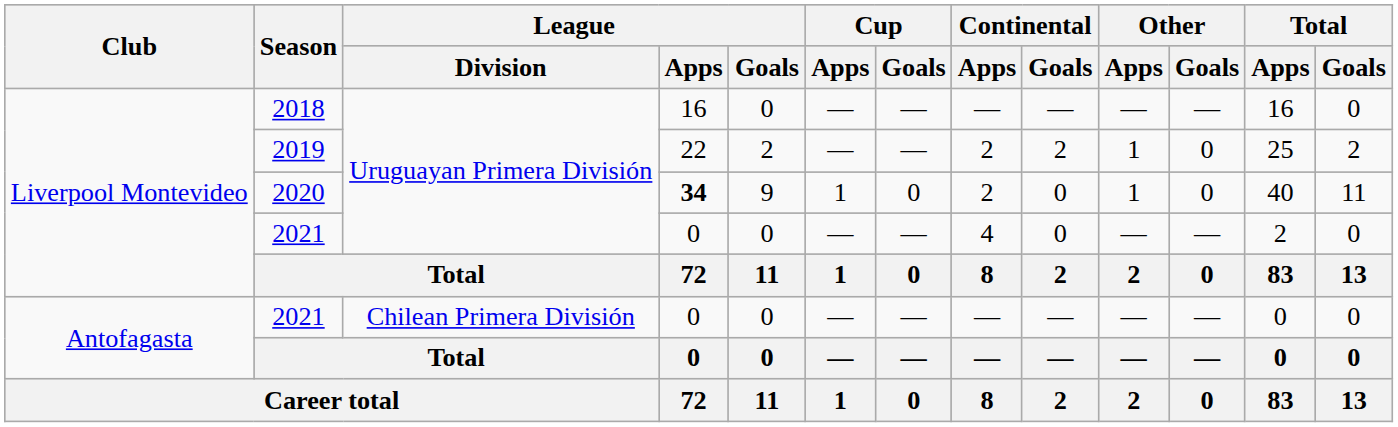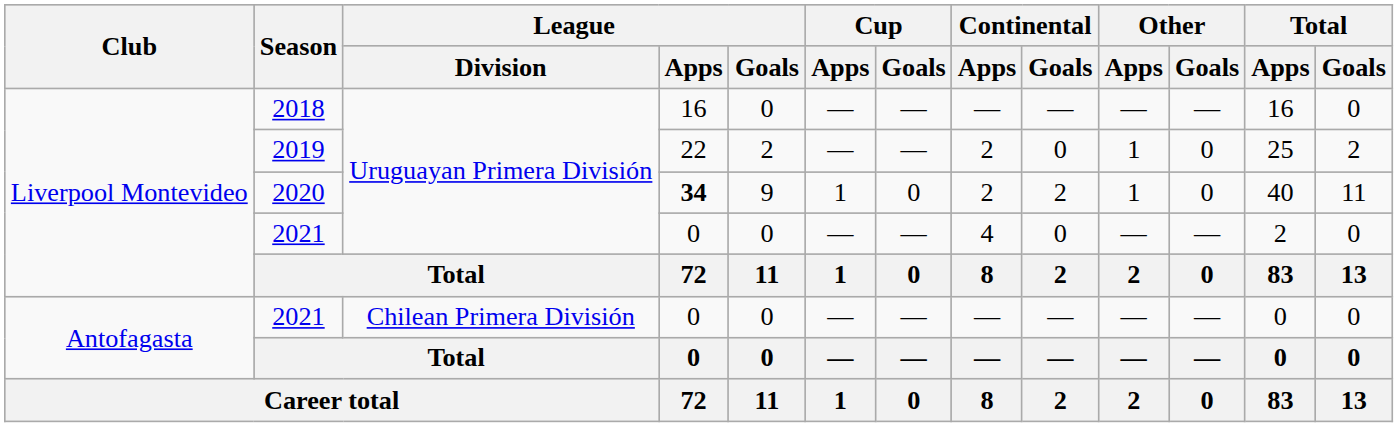(1060, 150) 2 -> (1060, 150) 0
(1060, 191) 0 -> (1060, 191) 2
